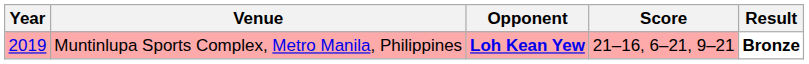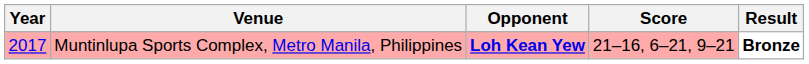(27, 45) 2019 -> (27, 45) 2017
